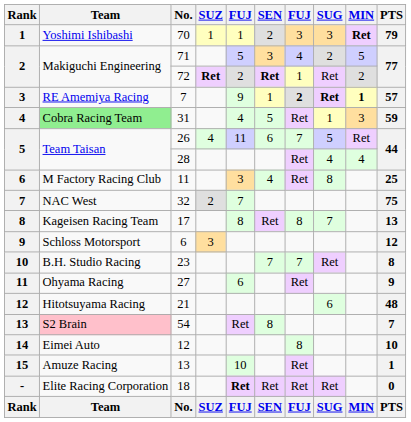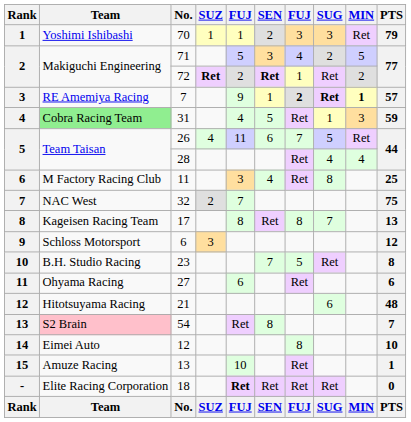(361, 35) bold -> (361, 35) normal
(299, 262) 7 -> (299, 262) 5
(391, 282) 9 -> (391, 282) 6
